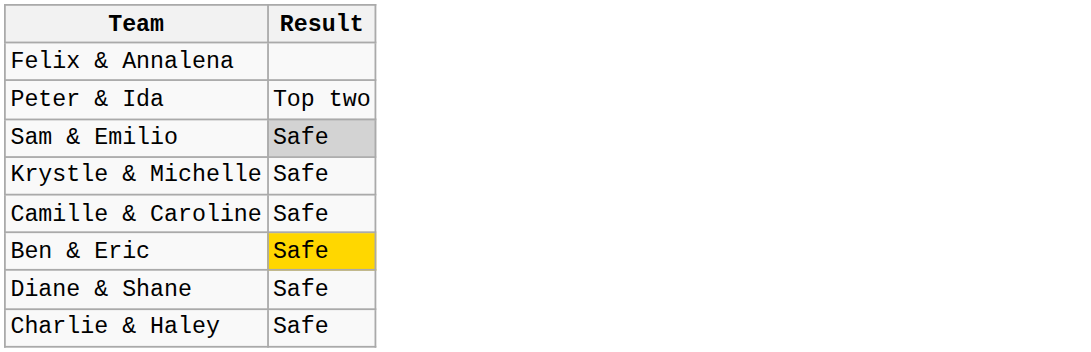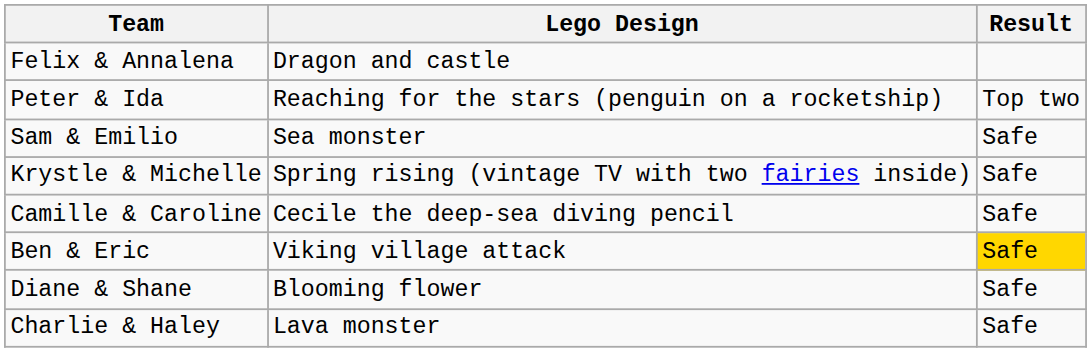+ column: (622, 24)
(301, 138) lightgrey background -> (1010, 138) no background
